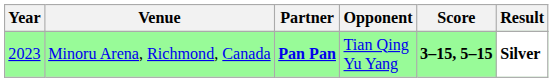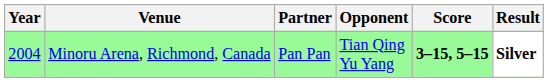(24, 54) 2023 -> (24, 54) 2004
(307, 54) bold -> (304, 54) normal
